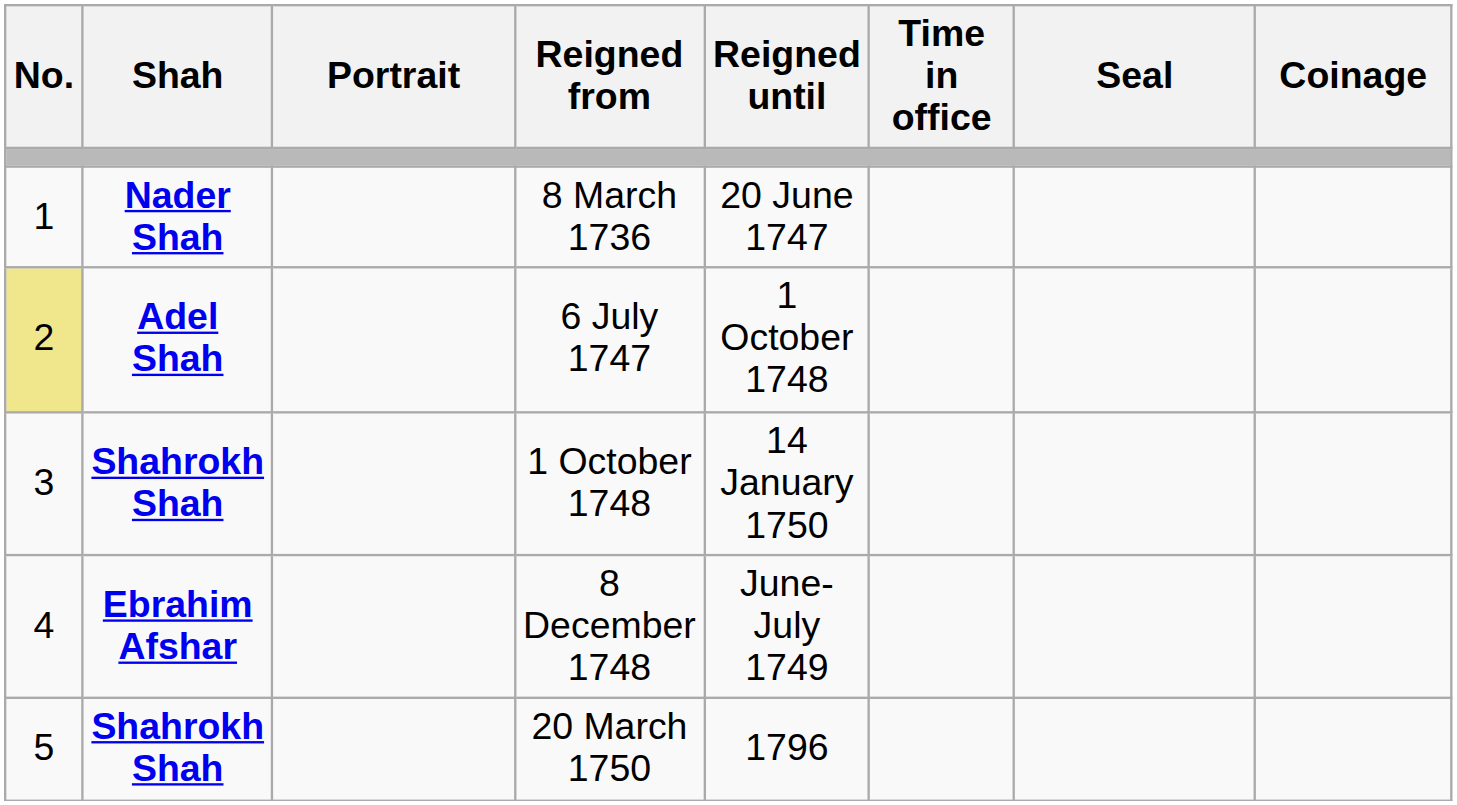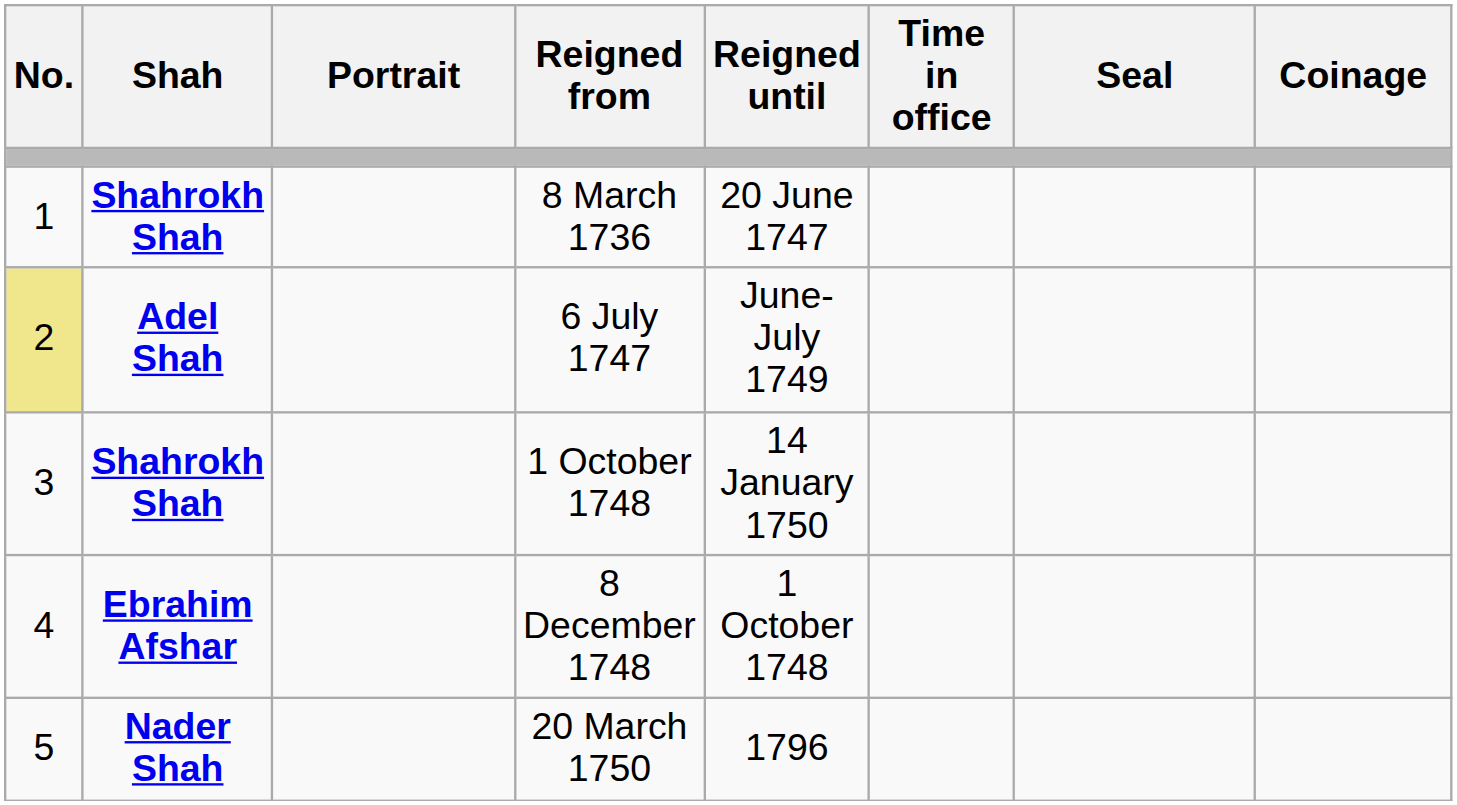(178, 216) Nader Shah -> (178, 216) Shahrokh Shah
(787, 338) 1 October 1748 -> (787, 338) June-July 1749
(787, 625) June-July 1749 -> (787, 625) 1 October 1748
(178, 748) Shahrokh Shah -> (178, 748) Nader Shah
